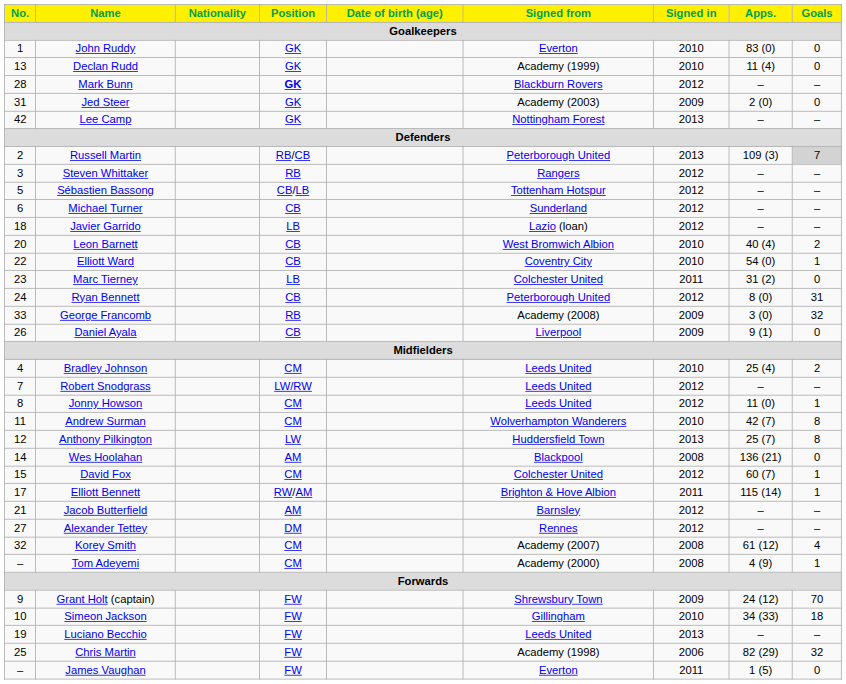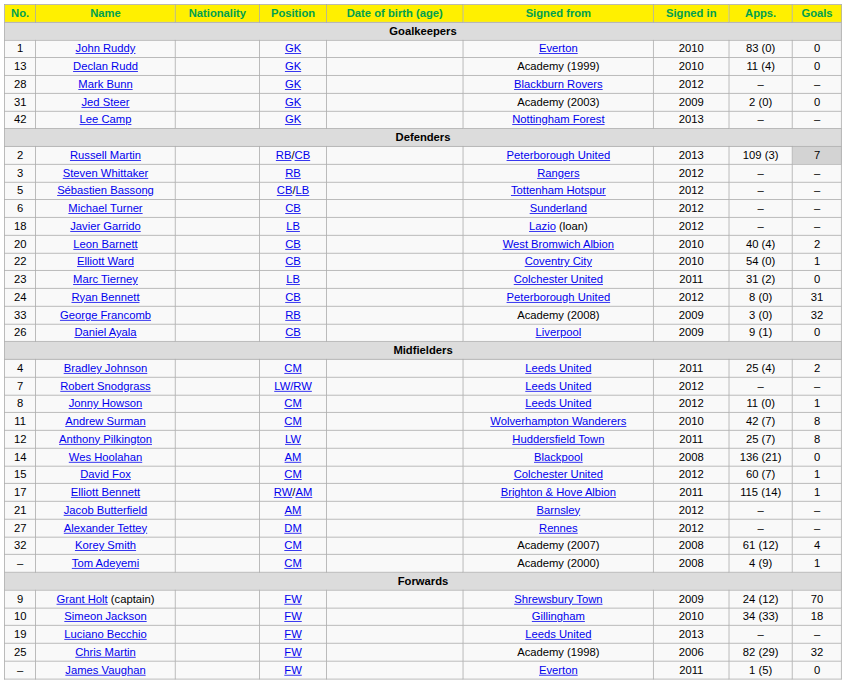(293, 85) bold -> (293, 85) normal
(691, 369) 2010 -> (691, 369) 2011
(691, 440) 2013 -> (691, 440) 2011
